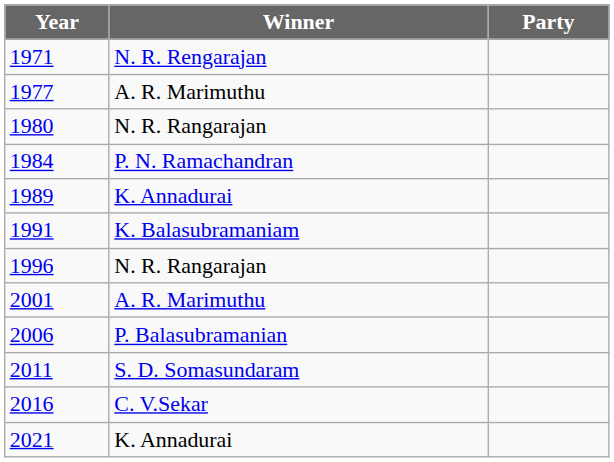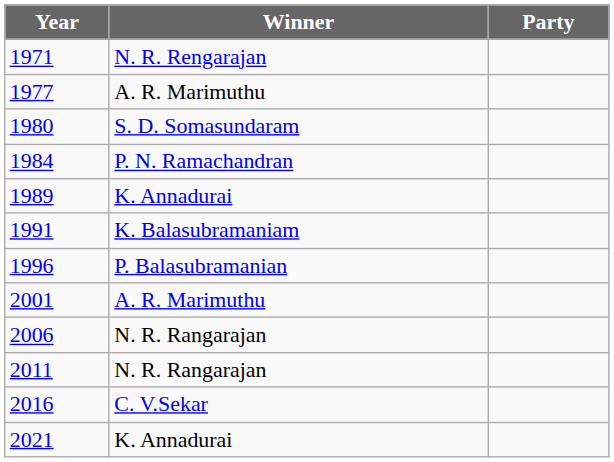(190, 126) N. R. Rangarajan -> (207, 126) S. D. Somasundaram
(190, 265) N. R. Rangarajan -> (201, 265) P. Balasubramanian
(201, 334) P. Balasubramanian -> (190, 334) N. R. Rangarajan
(207, 369) S. D. Somasundaram -> (190, 369) N. R. Rangarajan
